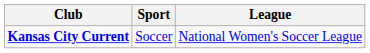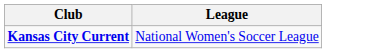- column: (154, 15)
